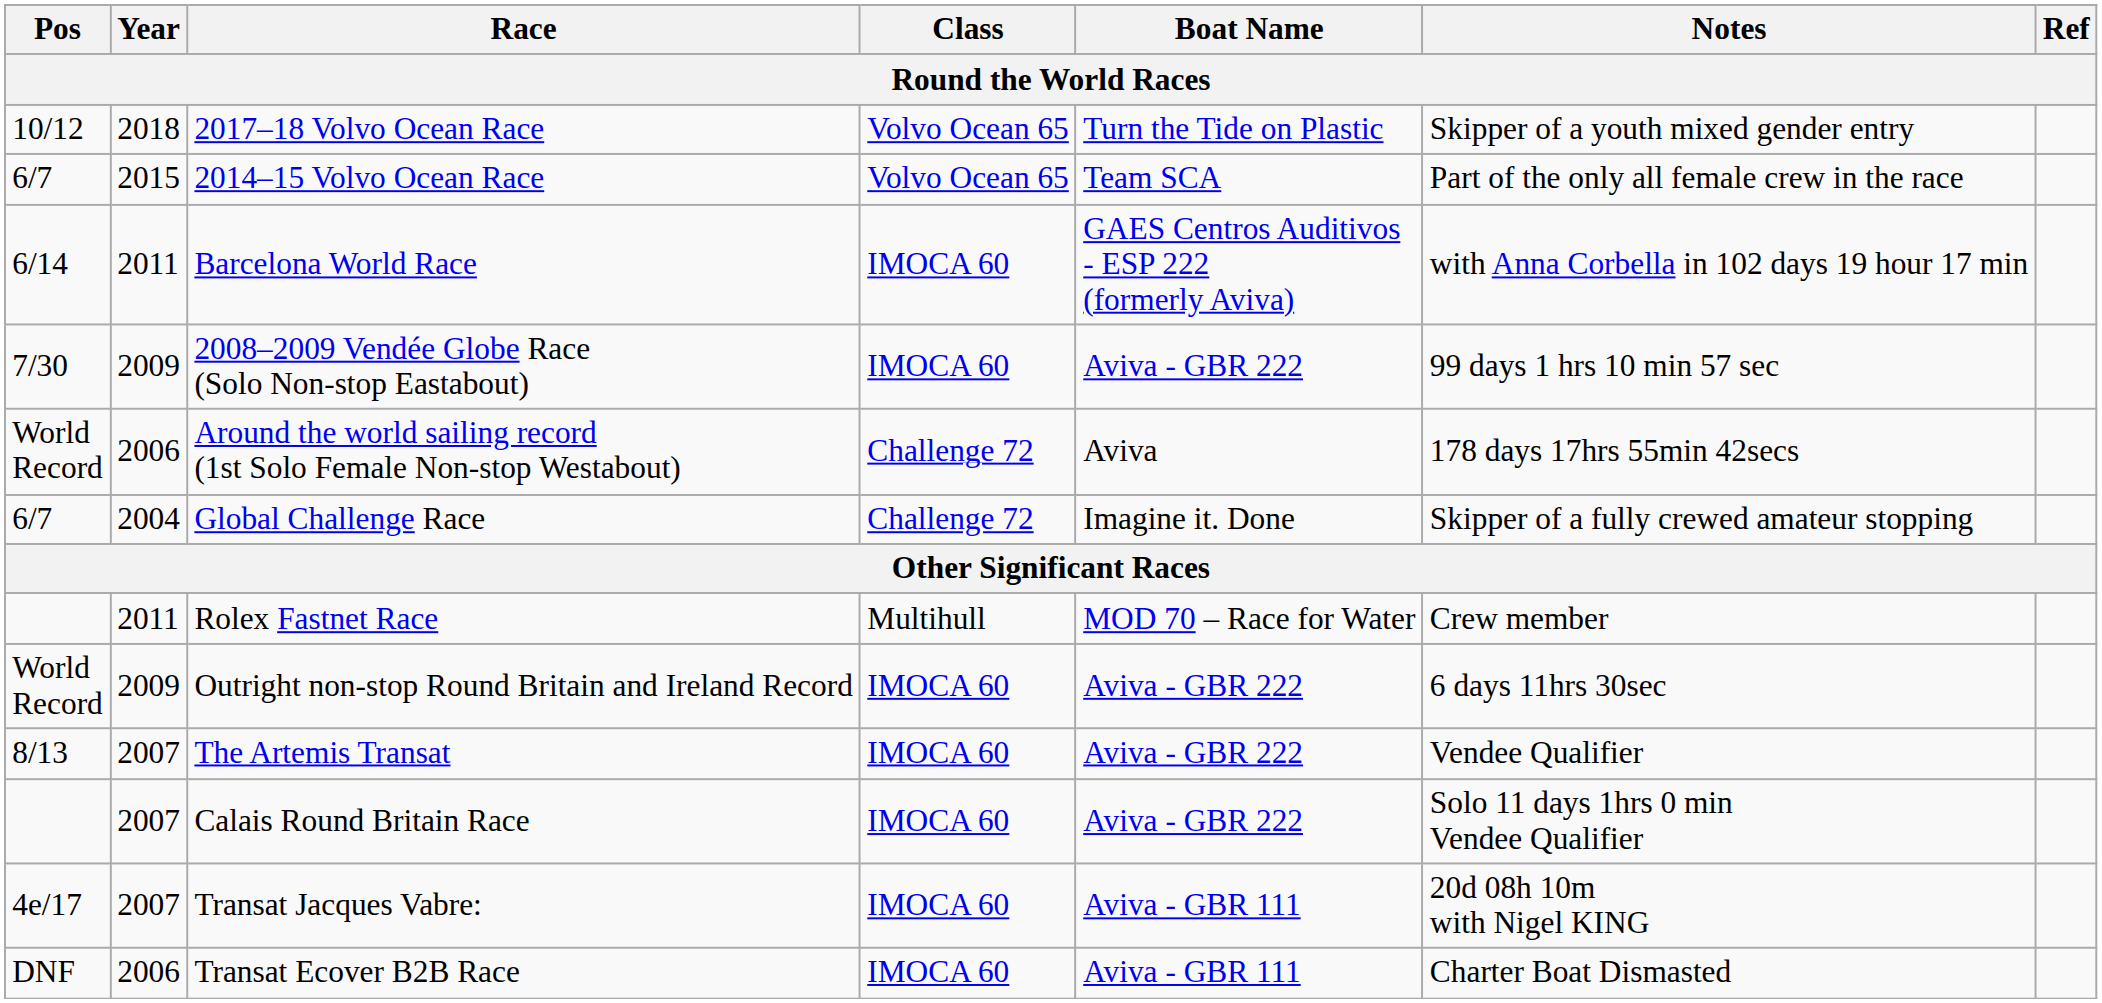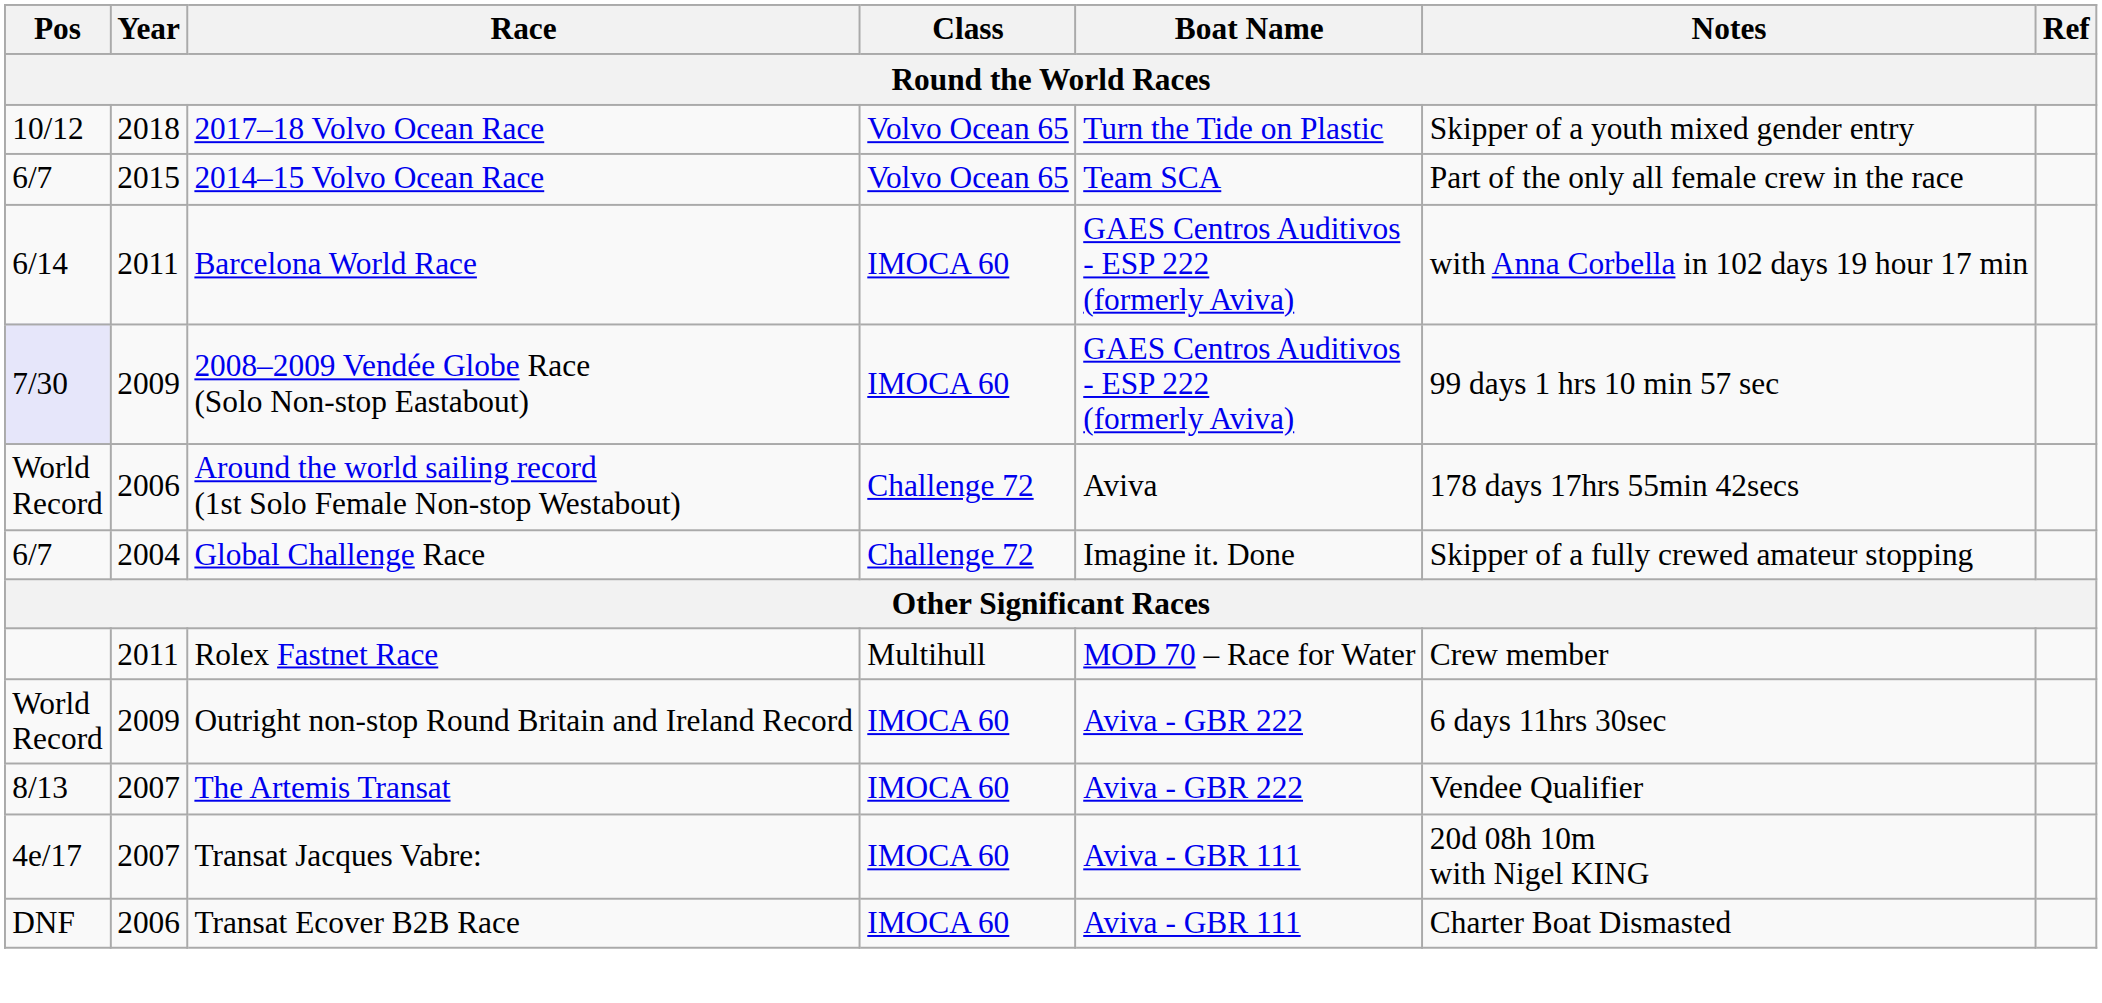(40, 366) no background -> (40, 383) lavender background
(1193, 366) Aviva - GBR 222 -> (1242, 383) GAES Centros Auditivos - ESP 222 (formerly Aviva)
- row: (362, 820)
